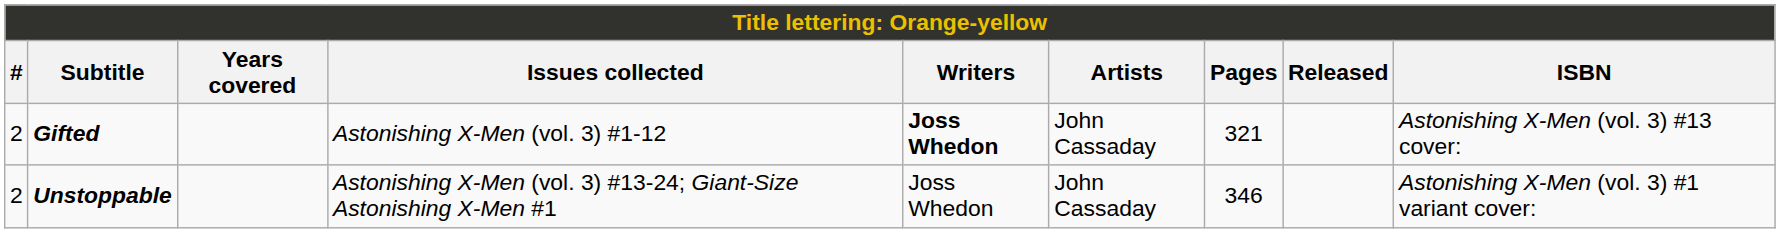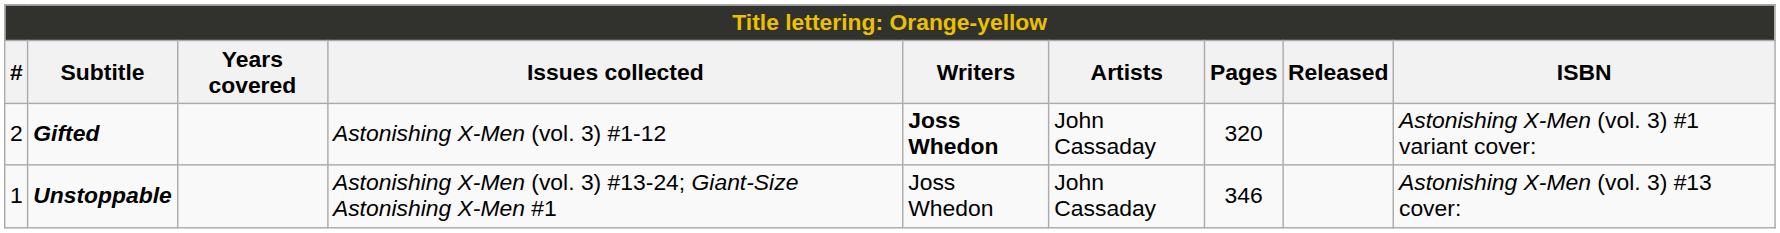(1244, 133) 321 -> (1244, 133) 320
(1555, 133) Astonishing X-Men (vol. 3) #13 cover: -> (1549, 133) Astonishing X-Men (vol. 3) #1 variant cover:
(16, 195) 2 -> (16, 195) 1
(1549, 195) Astonishing X-Men (vol. 3) #1 variant cover: -> (1555, 195) Astonishing X-Men (vol. 3) #13 cover:
